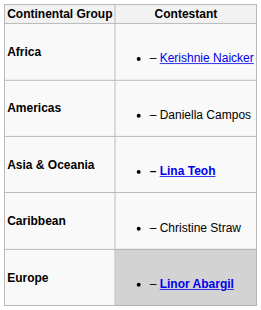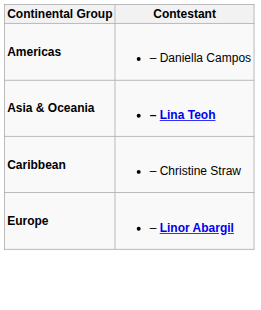- row: (24, 52)
(186, 284) lightgrey background -> (185, 228) no background
